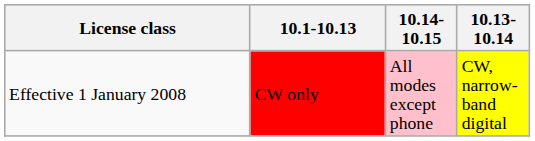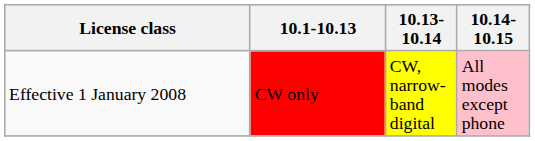columns swapped: (493, 28) <-> (421, 28)
